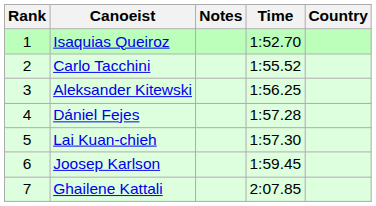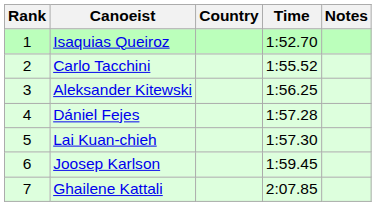columns swapped: (338, 16) <-> (221, 16)
